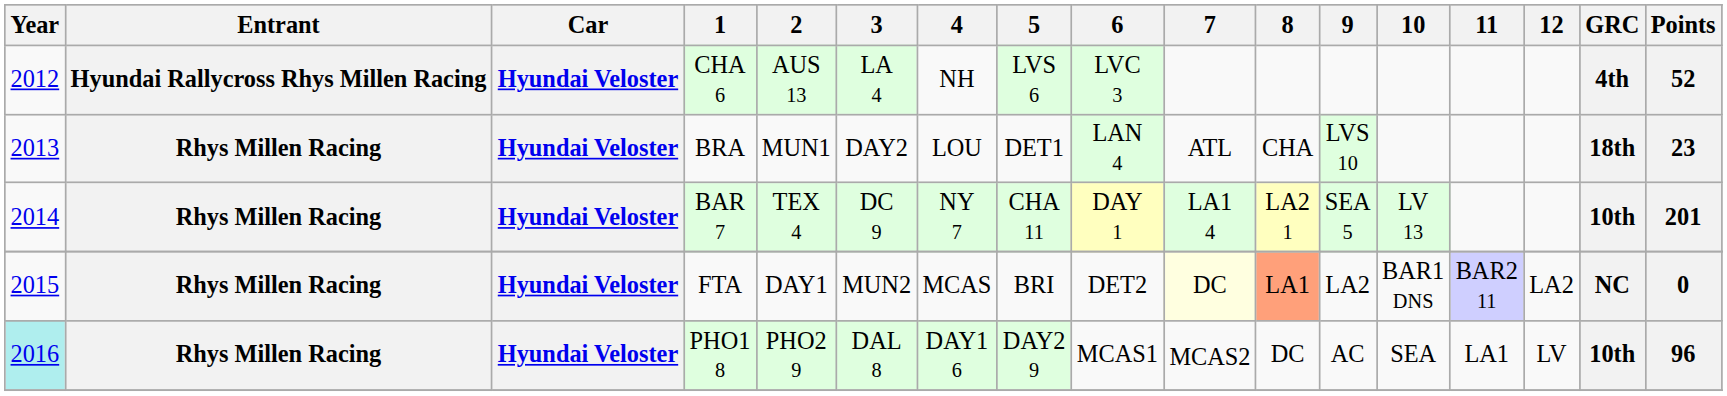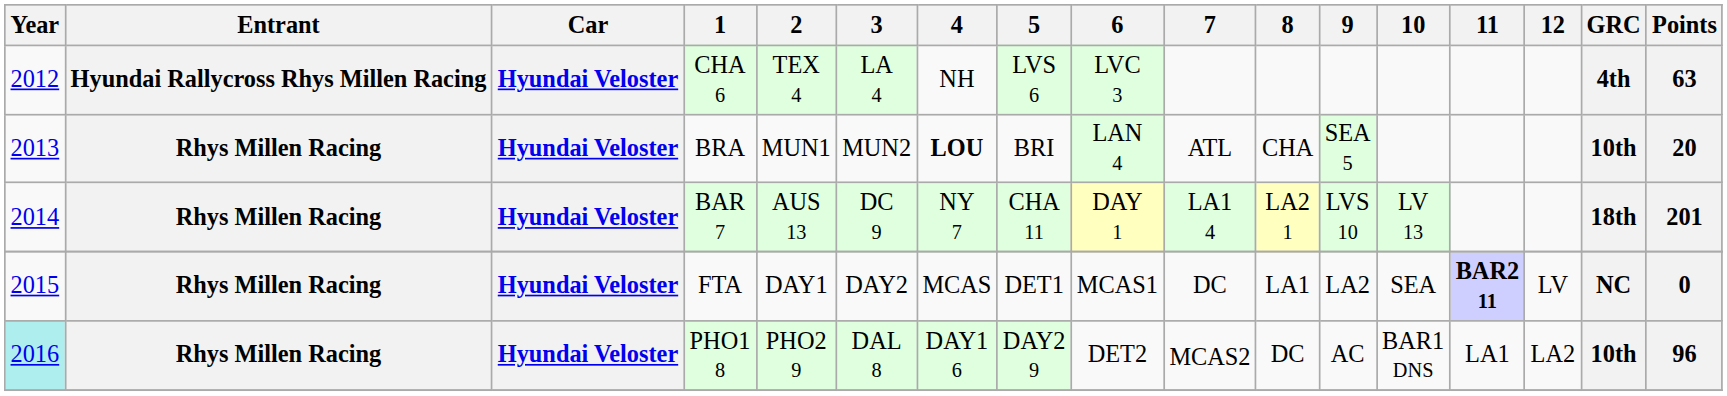(796, 79) AUS 13 -> (796, 79) TEX 4
(1683, 79) 52 -> (1684, 79) 63
(877, 148) DAY2 -> (877, 148) MUN2
(957, 148) normal -> (957, 148) bold
(1034, 148) DET1 -> (1034, 148) BRI
(1348, 148) LVS 10 -> (1348, 148) SEA 5
(1612, 148) 18th -> (1614, 148) 10th
(1683, 148) 23 -> (1684, 148) 20
(796, 217) TEX 4 -> (796, 217) AUS 13
(1348, 217) SEA 5 -> (1348, 217) LVS 10
(1612, 217) 10th -> (1614, 217) 18th
(877, 286) MUN2 -> (877, 286) DAY2
(1034, 286) BRI -> (1034, 286) DET1
(1117, 286) DET2 -> (1117, 286) MCAS1
(1210, 286) lightyellow background -> (1210, 286) no background
(1288, 286) lightsalmon background -> (1288, 286) no background
(1413, 286) BAR1 DNS -> (1413, 286) SEA
(1487, 286) normal -> (1487, 286) bold
(1552, 286) LA2 -> (1553, 286) LV
(1117, 354) MCAS1 -> (1117, 354) DET2
(1413, 354) SEA -> (1413, 354) BAR1 DNS
(1552, 354) LV -> (1553, 354) LA2
